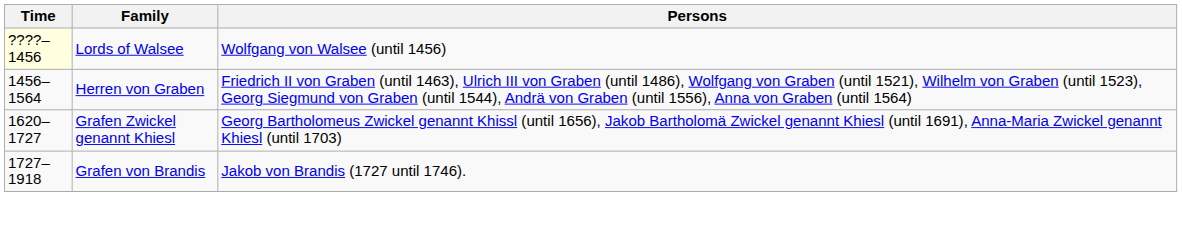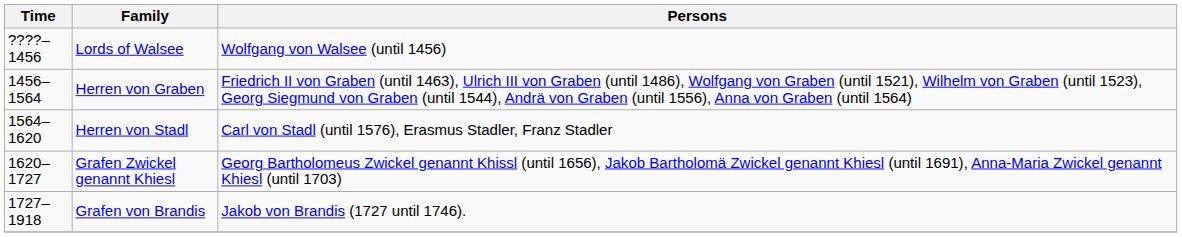(29, 48) lightyellow background -> (29, 48) no background
+ row: (132, 130)
